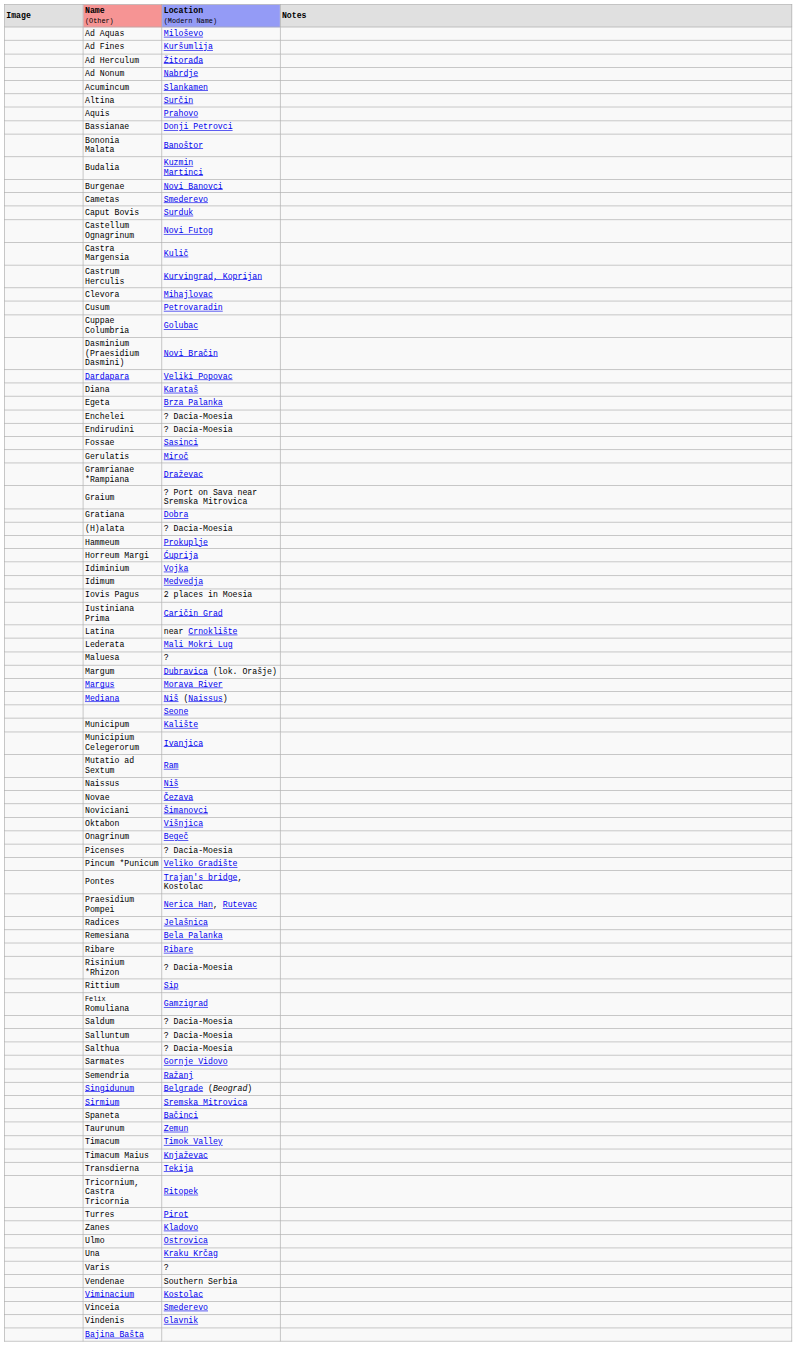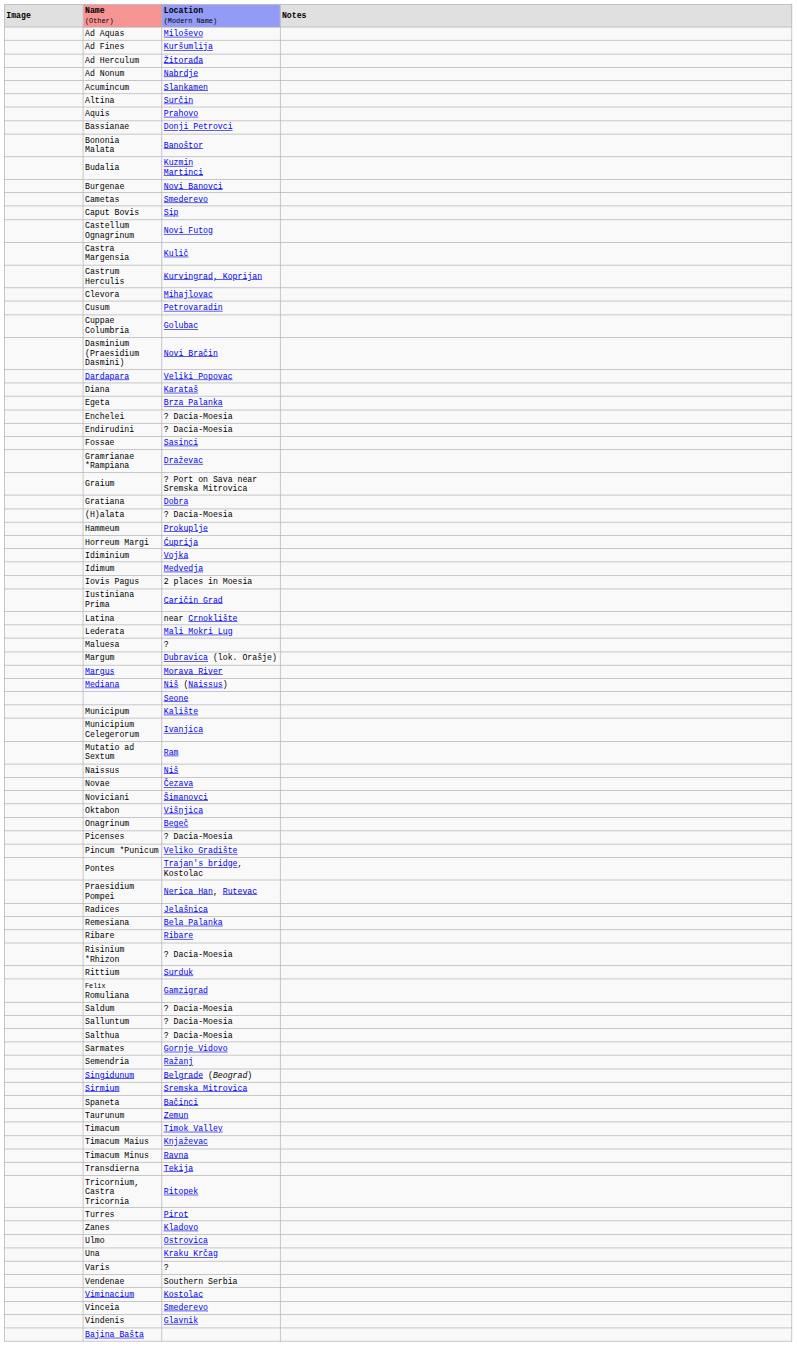(179, 213) Surduk -> (171, 213) Sip
- row: (107, 456)
(171, 986) Sip -> (179, 973) Surduk
+ row: (117, 1156)
